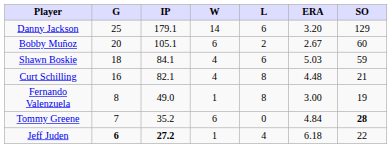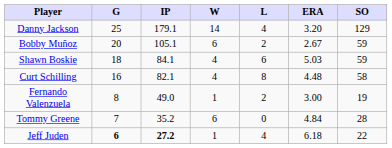(264, 28) 6 -> (264, 28) 4
(362, 44) 60 -> (362, 44) 59
(362, 76) 21 -> (362, 76) 58
(264, 98) 8 -> (264, 98) 2
(362, 119) bold -> (362, 119) normal
